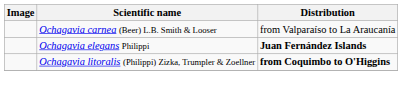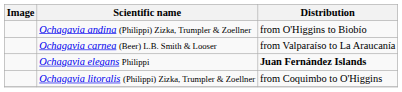+ row: (145, 29)
(325, 62) bold -> (321, 78) normal
